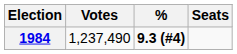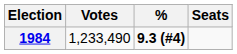(100, 38) 1,237,490 -> (100, 38) 1,233,490
